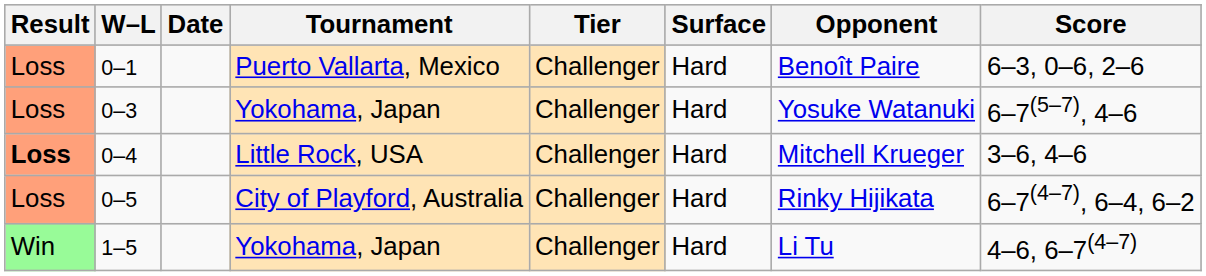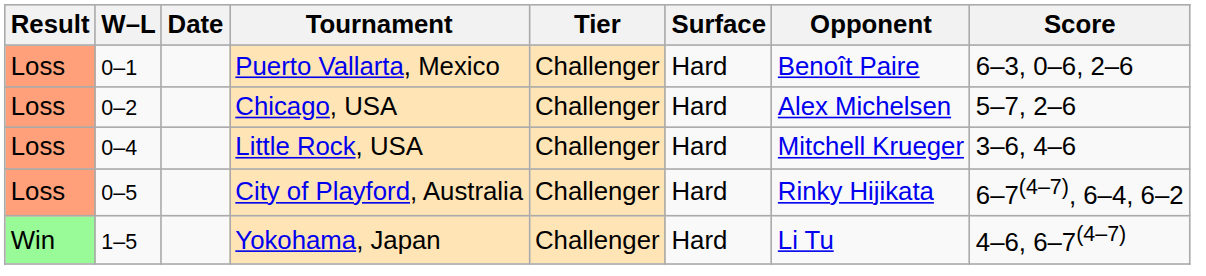+ row: (119, 108)
- row: (119, 111)
(41, 154) bold -> (38, 147) normal
